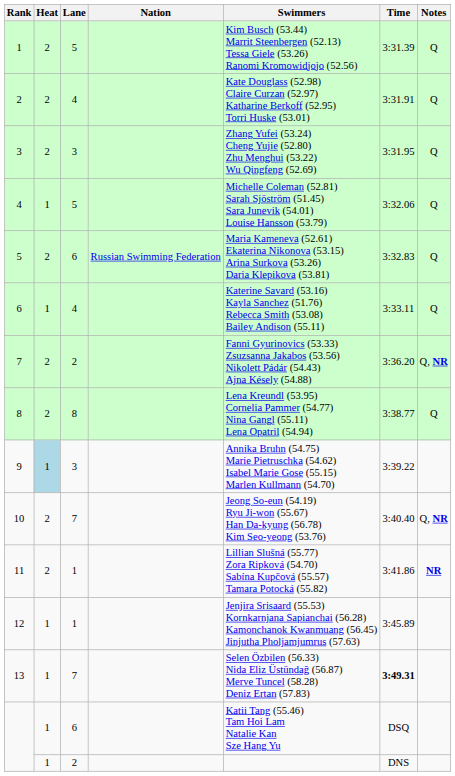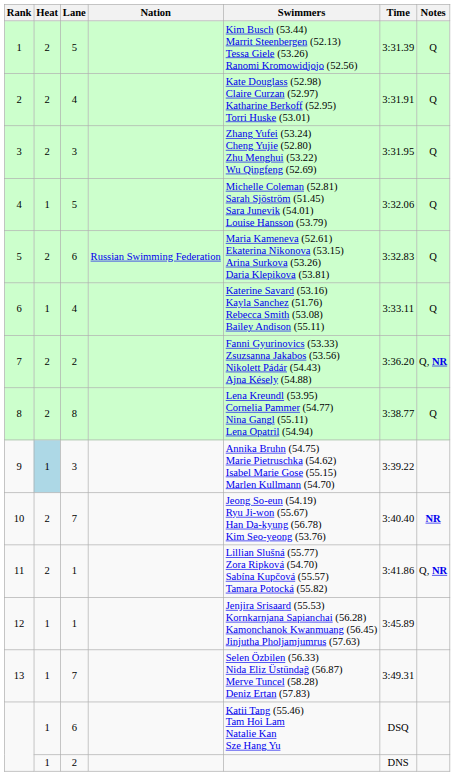(434, 518) Q, NR -> (433, 518) NR
(434, 571) NR -> (433, 571) Q, NR
(398, 676) bold -> (398, 676) normal
